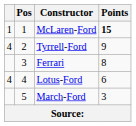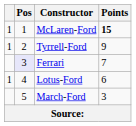(9, 46) 4 -> (9, 46) 1
(24, 63) no background -> (24, 63) lavender background
(104, 63) 8 -> (104, 63) 7
(9, 80) 4 -> (9, 80) 1
